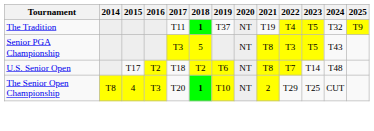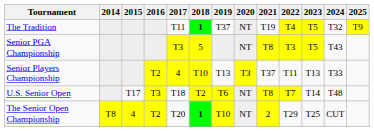+ row: (33, 73)
(156, 68) T2 -> (156, 93) T3
(156, 88) T3 -> (156, 114) T2
